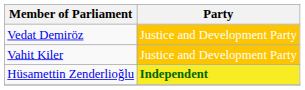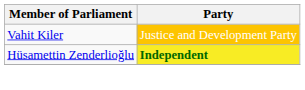- row: (45, 34)
